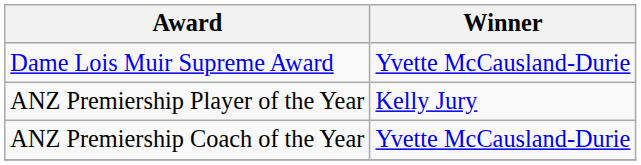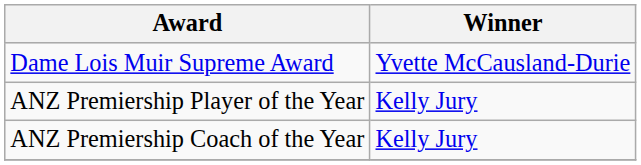(503, 139) Yvette McCausland-Durie -> (427, 139) Kelly Jury
